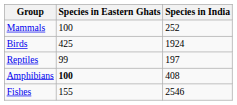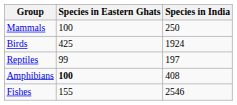(172, 27) 252 -> (172, 27) 250
